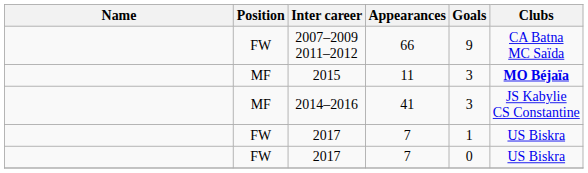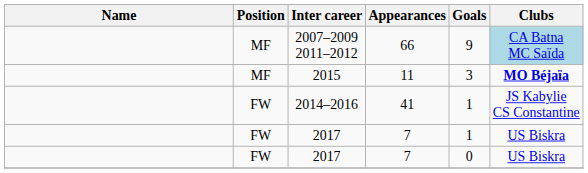(261, 45) FW -> (261, 45) MF
(536, 45) no background -> (536, 45) lightblue background
(261, 105) MF -> (261, 105) FW
(469, 105) 3 -> (469, 105) 1
